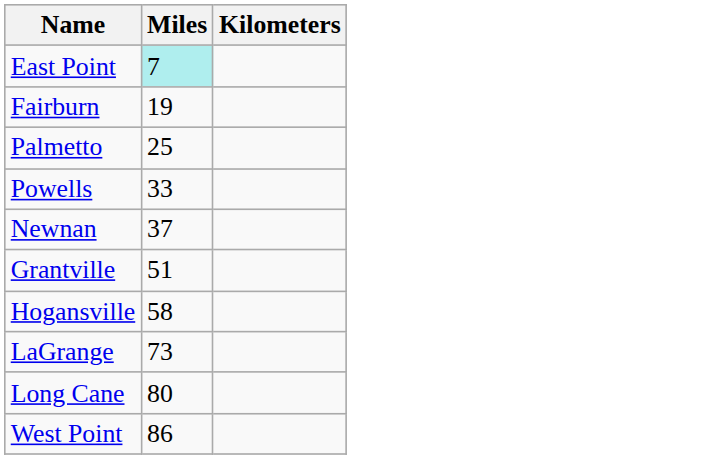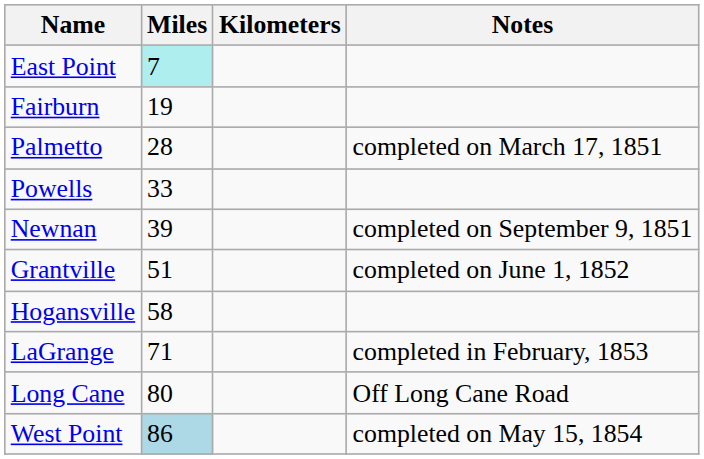+ column: (522, 24)
(160, 147) 25 -> (160, 147) 28
(160, 229) 37 -> (160, 229) 39
(160, 351) 73 -> (160, 351) 71
(160, 433) no background -> (160, 433) lightblue background
